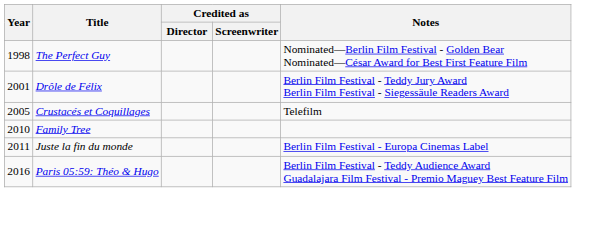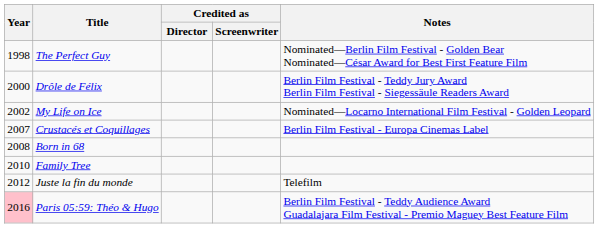(19, 86) 2001 -> (19, 86) 2000
+ row: (69, 111)
(19, 111) 2005 -> (19, 129) 2007
(303, 111) Telefilm -> (386, 129) Berlin Film Festival - Europa Cinemas Label
+ row: (60, 147)
(19, 147) 2011 -> (19, 183) 2012
(386, 147) Berlin Film Festival - Europa Cinemas Label -> (303, 183) Telefilm
(19, 171) no background -> (19, 207) pink background
